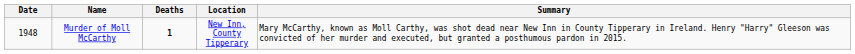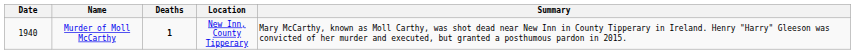(28, 33) 1948 -> (28, 33) 1940
